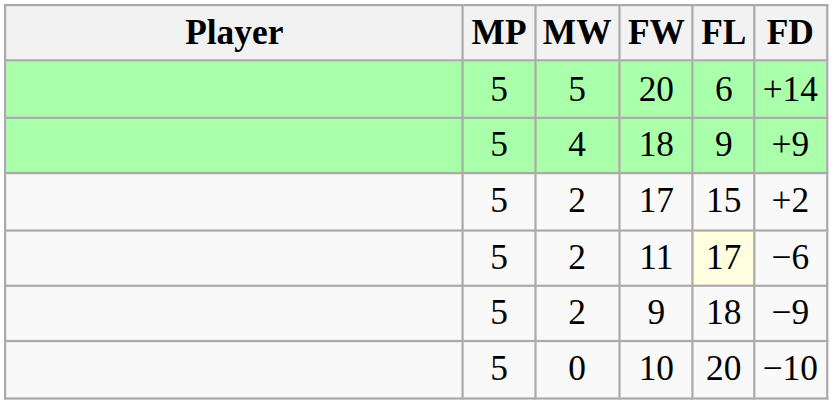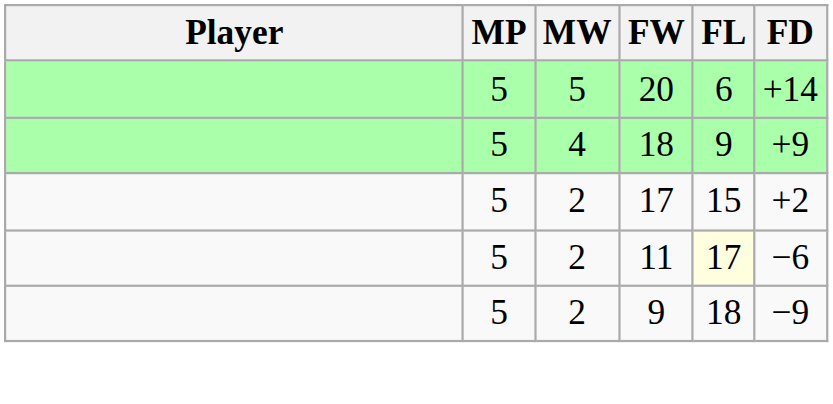- row: (656, 369)
